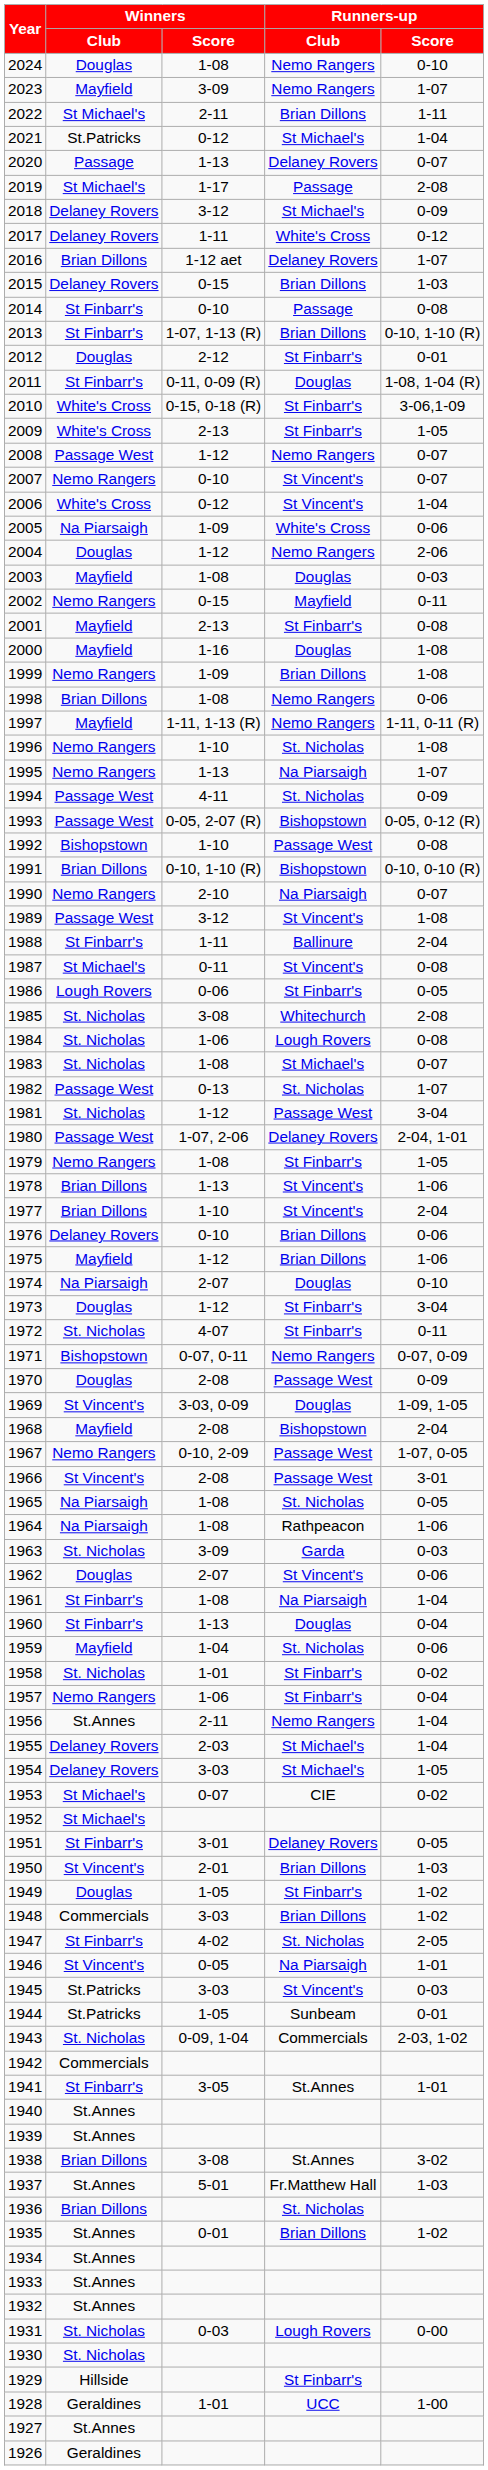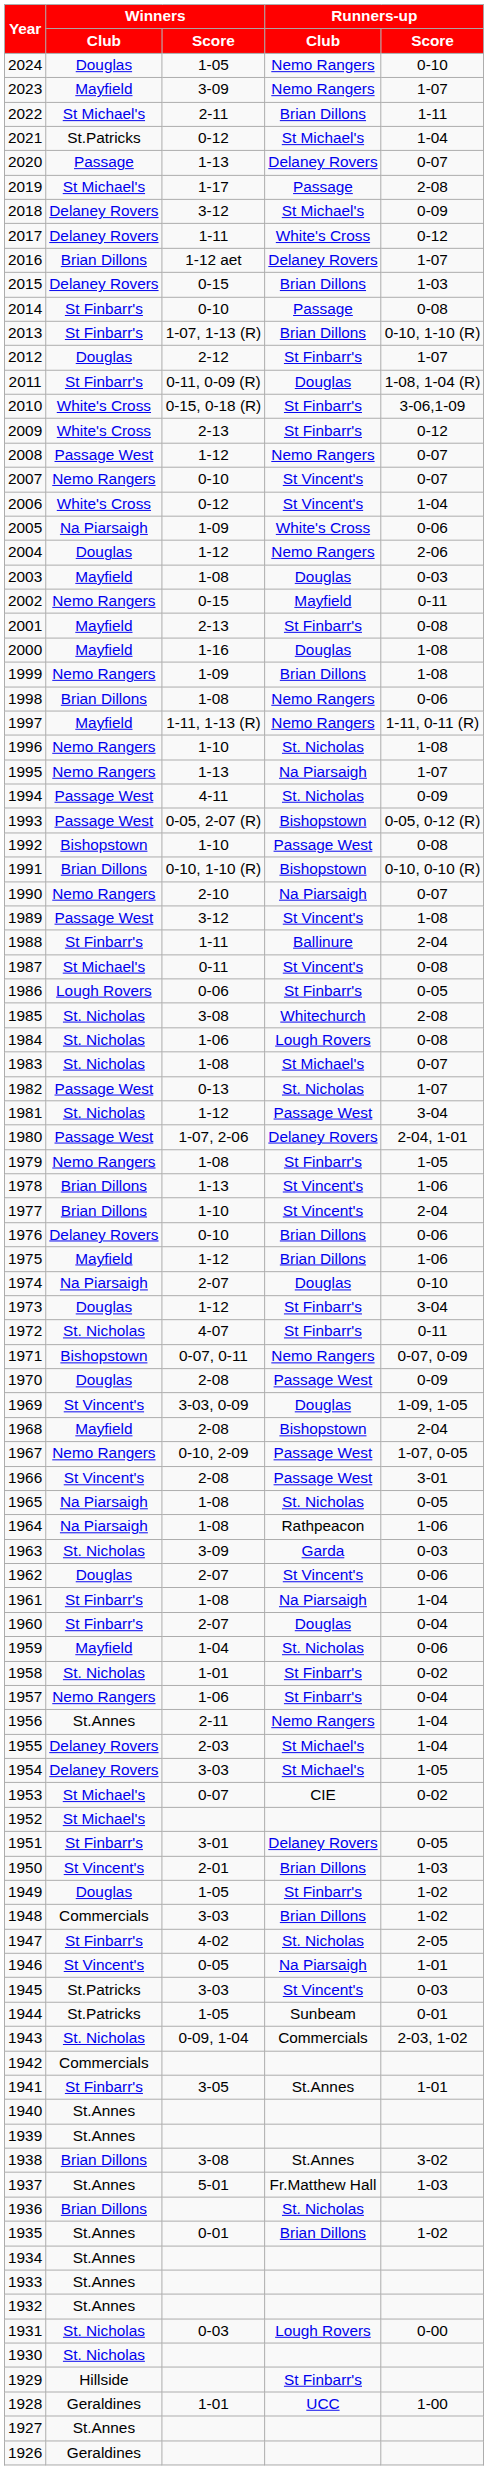(213, 65) 1-08 -> (213, 65) 1-05
(432, 357) 0-01 -> (432, 357) 1-07
(432, 430) 1-05 -> (432, 430) 0-12
(213, 1624) 1-13 -> (213, 1624) 2-07
